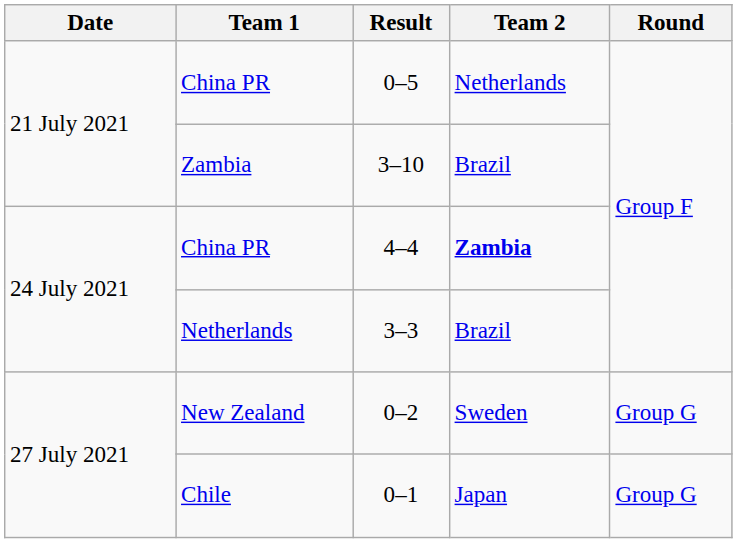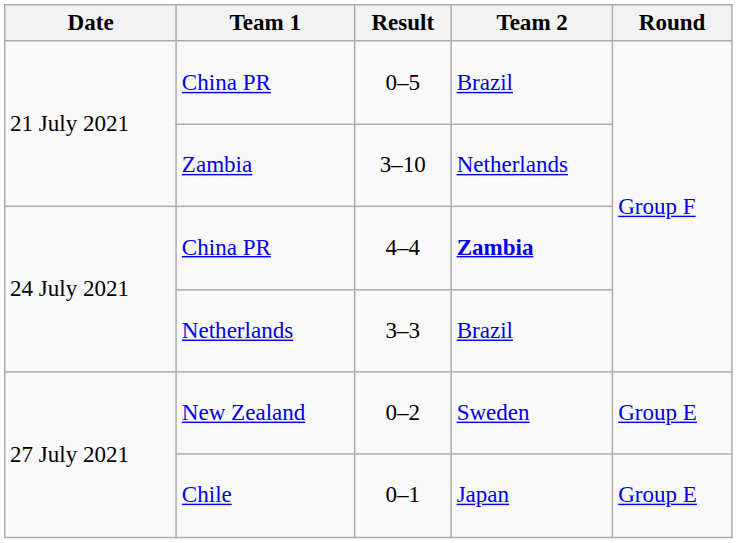(510, 82) Netherlands -> (485, 82) Brazil
(483, 164) Brazil -> (512, 164) Netherlands
(656, 412) Group G -> (658, 412) Group E
(656, 495) Group G -> (658, 495) Group E
